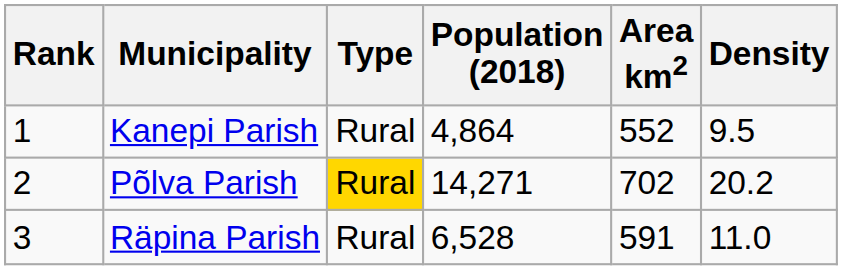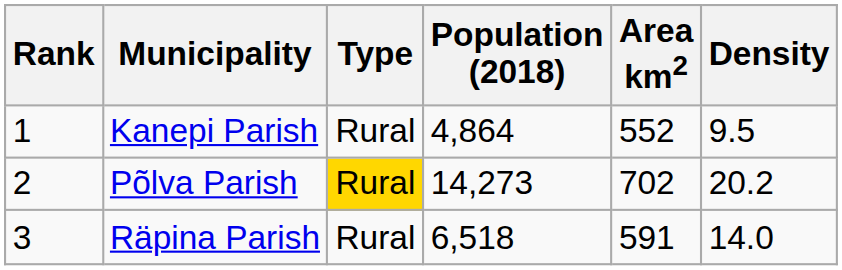(482, 183) 14,271 -> (482, 183) 14,273
(473, 236) 6,528 -> (473, 236) 6,518
(740, 236) 11.0 -> (741, 236) 14.0
